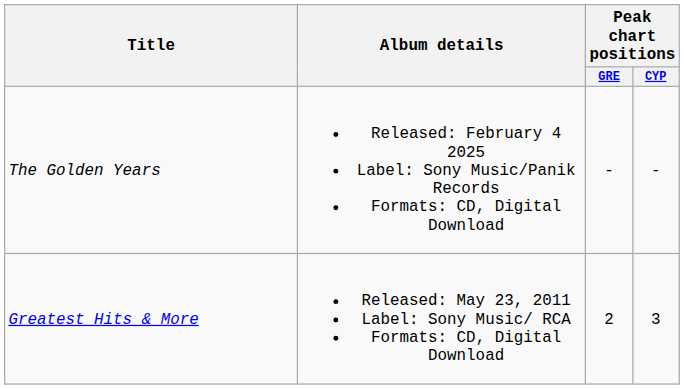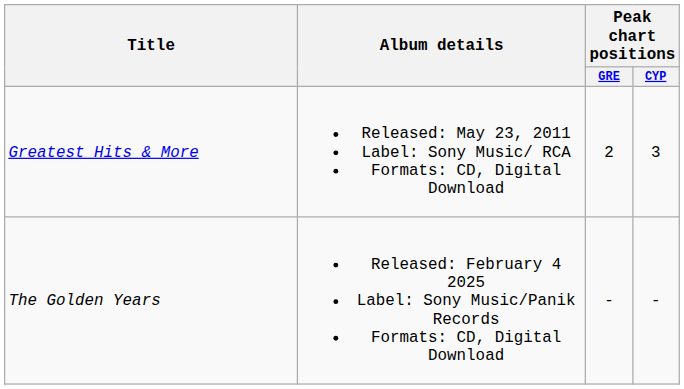rows swapped: (104, 319) <-> (85, 170)
